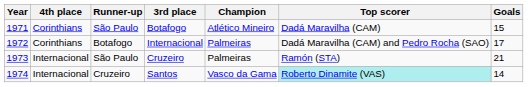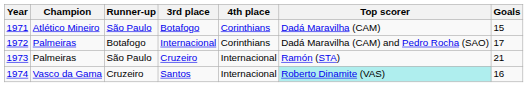columns swapped: (242, 12) <-> (61, 12)
(499, 74) 14 -> (499, 74) 16
